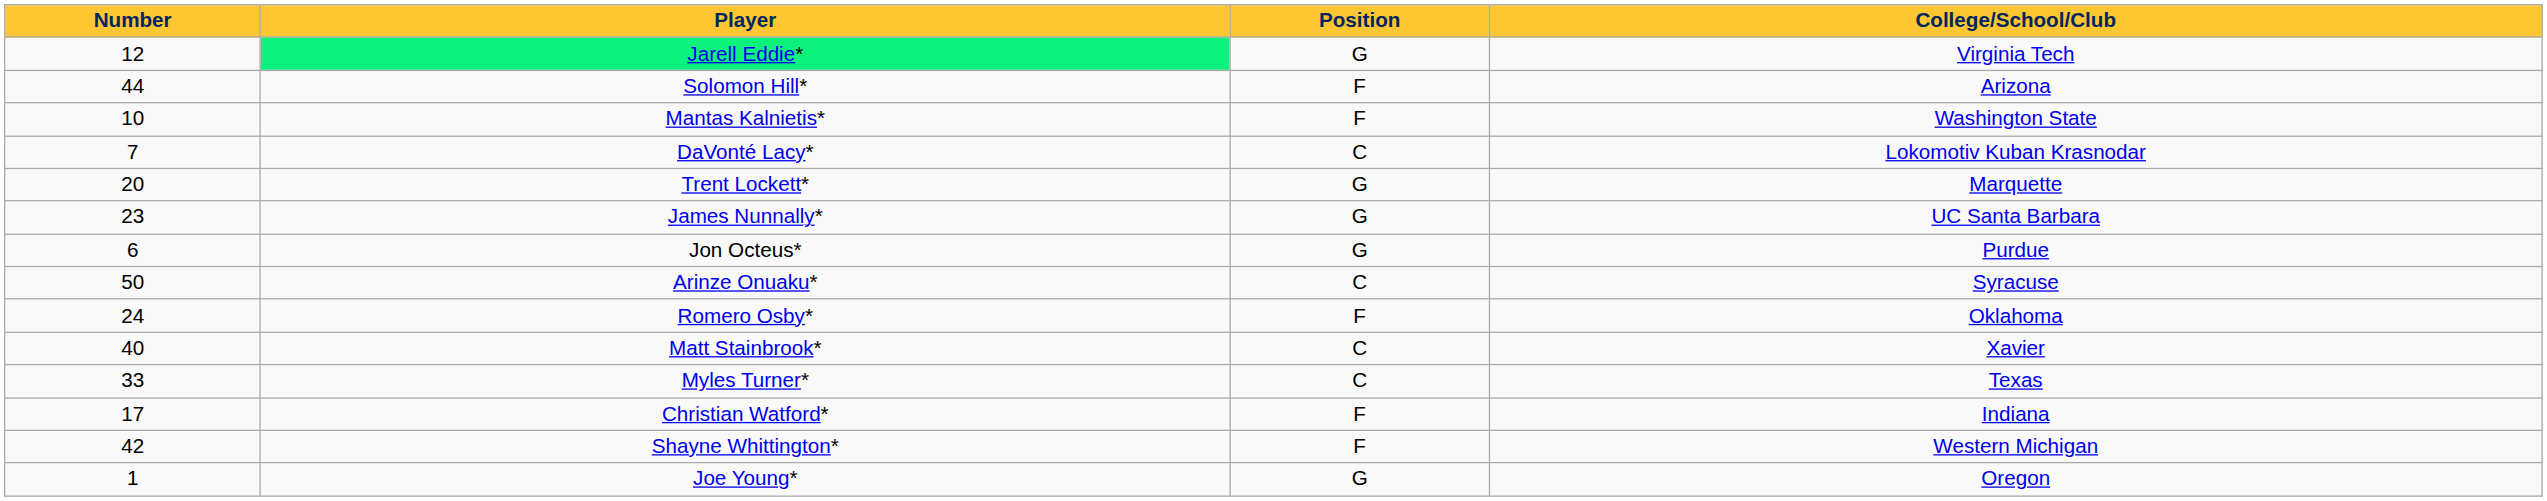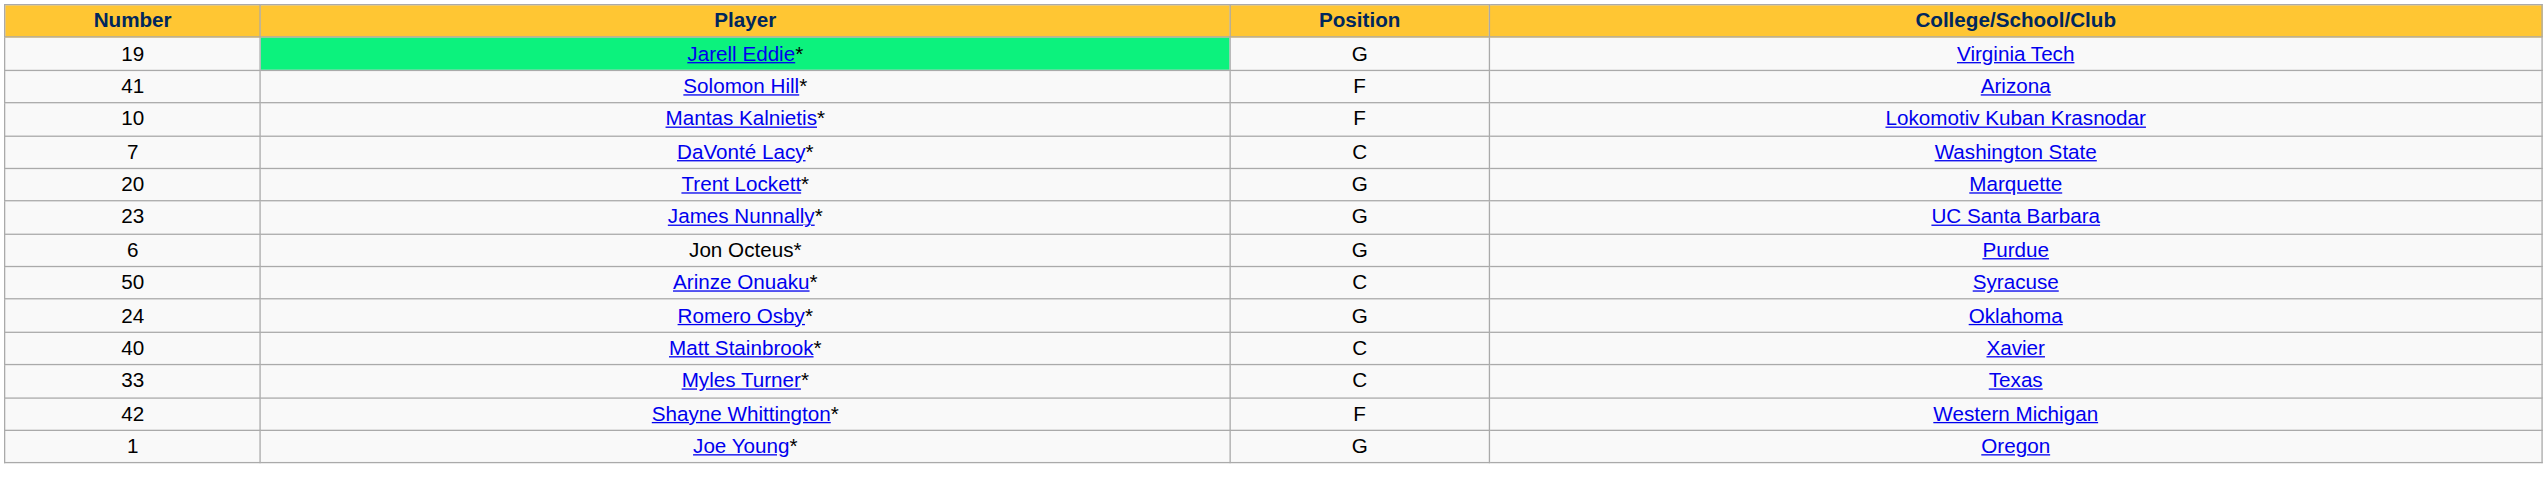(133, 53) 12 -> (133, 53) 19
(133, 86) 44 -> (133, 86) 41
(2016, 119) Washington State -> (2016, 119) Lokomotiv Kuban Krasnodar
(2016, 151) Lokomotiv Kuban Krasnodar -> (2016, 151) Washington State
(1360, 315) F -> (1360, 315) G
- row: (745, 413)
